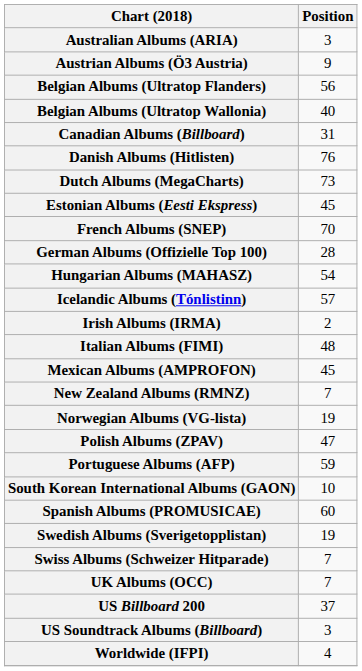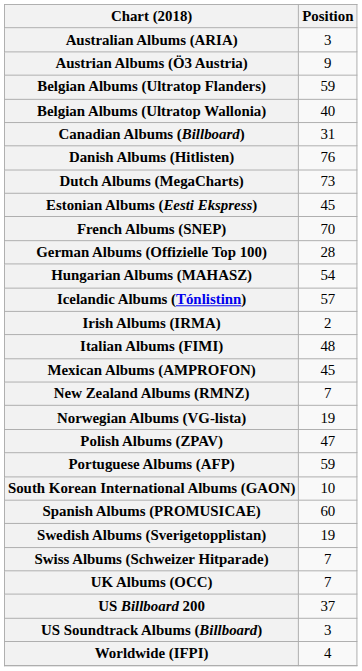(328, 87) 56 -> (328, 87) 59
